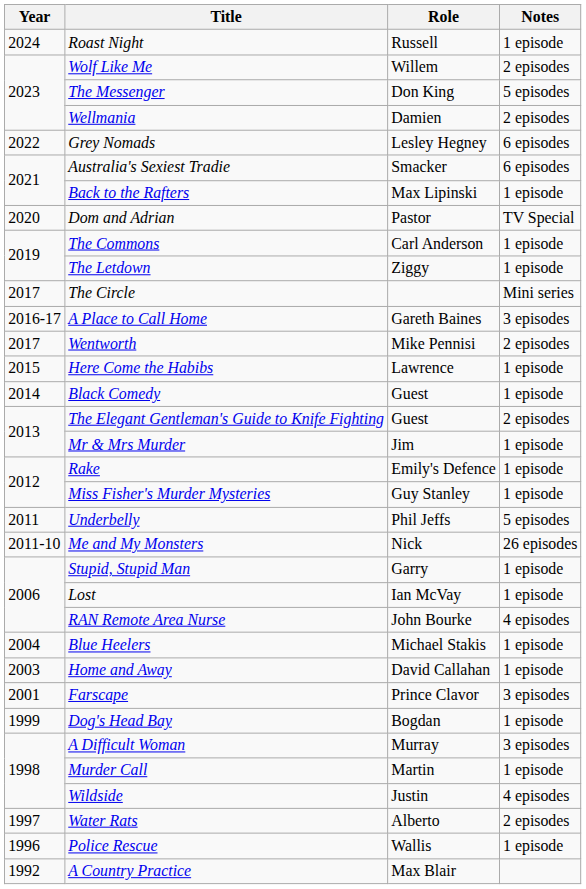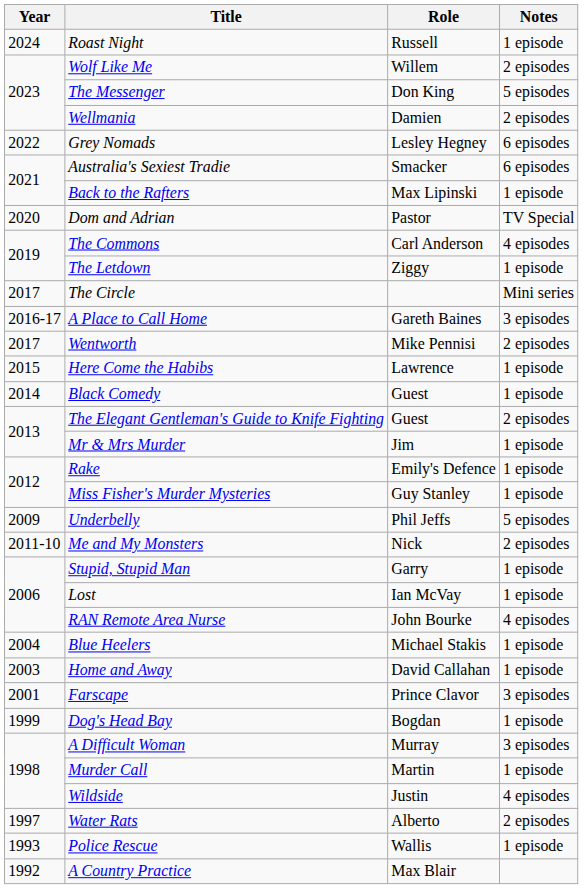(533, 243) 1 episode -> (536, 243) 4 episodes
(24, 519) 2011 -> (24, 519) 2009
(540, 544) 26 episodes -> (536, 544) 2 episodes
(24, 846) 1996 -> (24, 846) 1993
